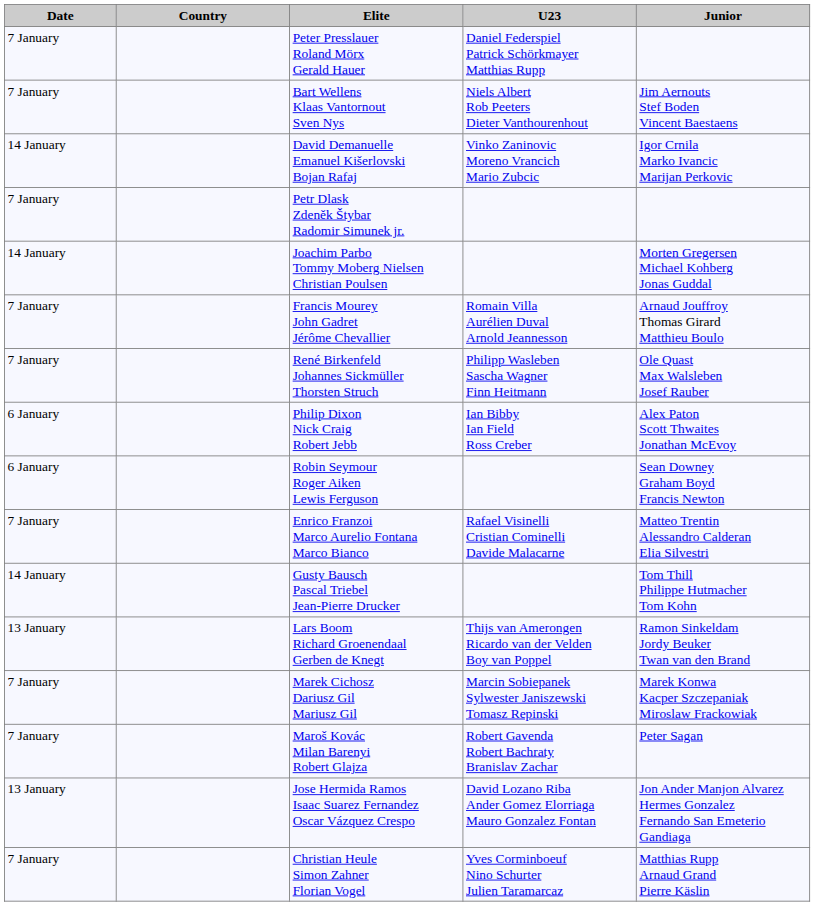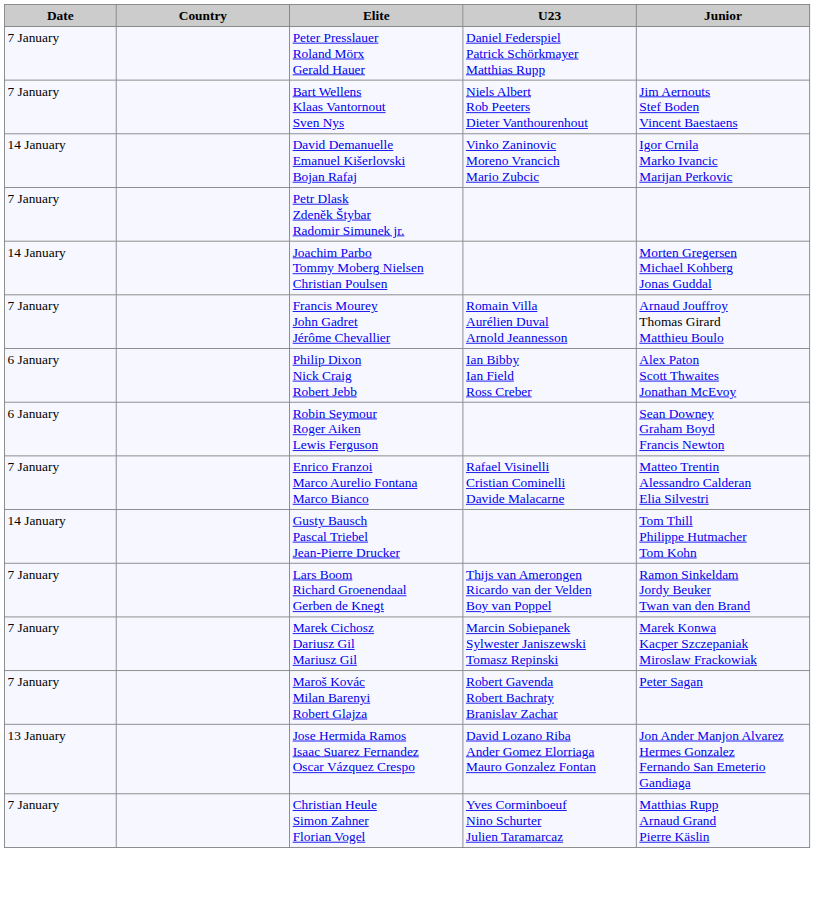- row: (348, 375)
(37, 627) 13 January -> (33, 574) 7 January
